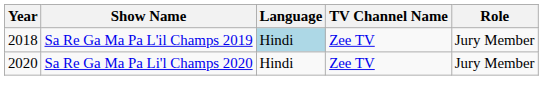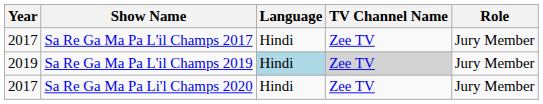+ row: (149, 39)
(23, 39) 2018 -> (23, 63) 2019
(352, 39) no background -> (352, 63) lightgrey background
(23, 63) 2020 -> (23, 87) 2017
